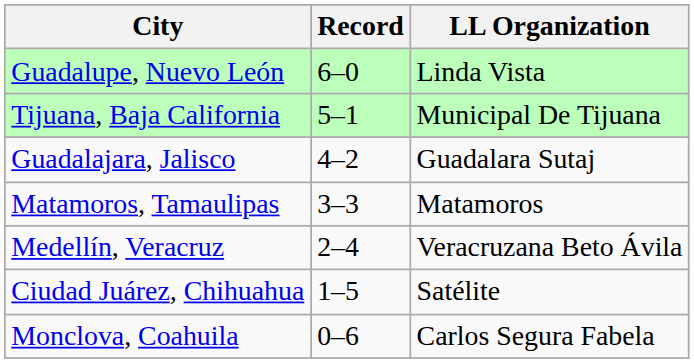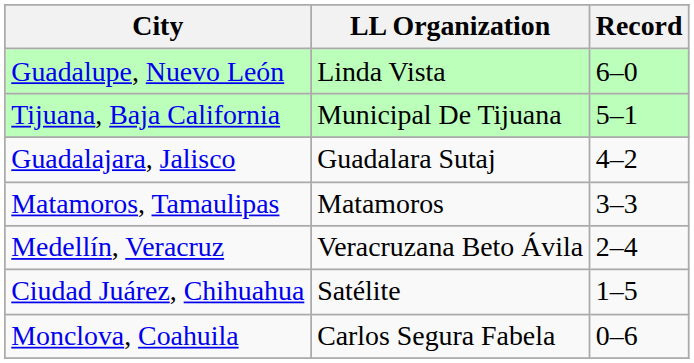columns swapped: (550, 26) <-> (360, 26)
